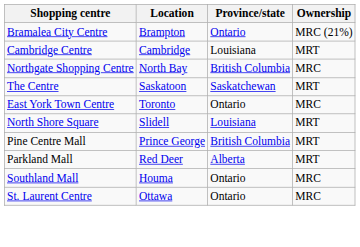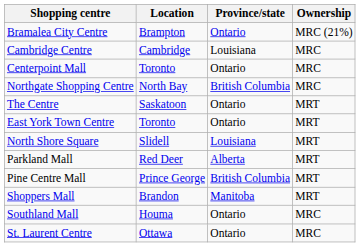(307, 50) MRT -> (308, 50) MRC
+ row: (47, 68)
(243, 86) Saskatchewan -> (228, 104) Ontario
(308, 104) MRC -> (307, 123) MRT
rows swapped: (46, 141) <-> (40, 159)
+ row: (41, 196)
